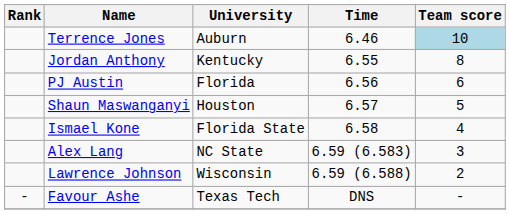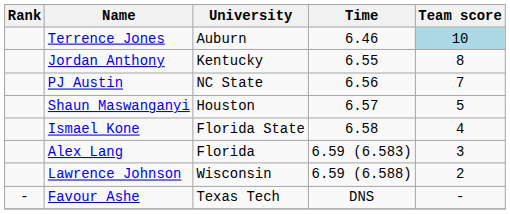(226, 84) Florida -> (230, 84) NC State
(460, 84) 6 -> (460, 84) 7
(230, 152) NC State -> (226, 152) Florida
